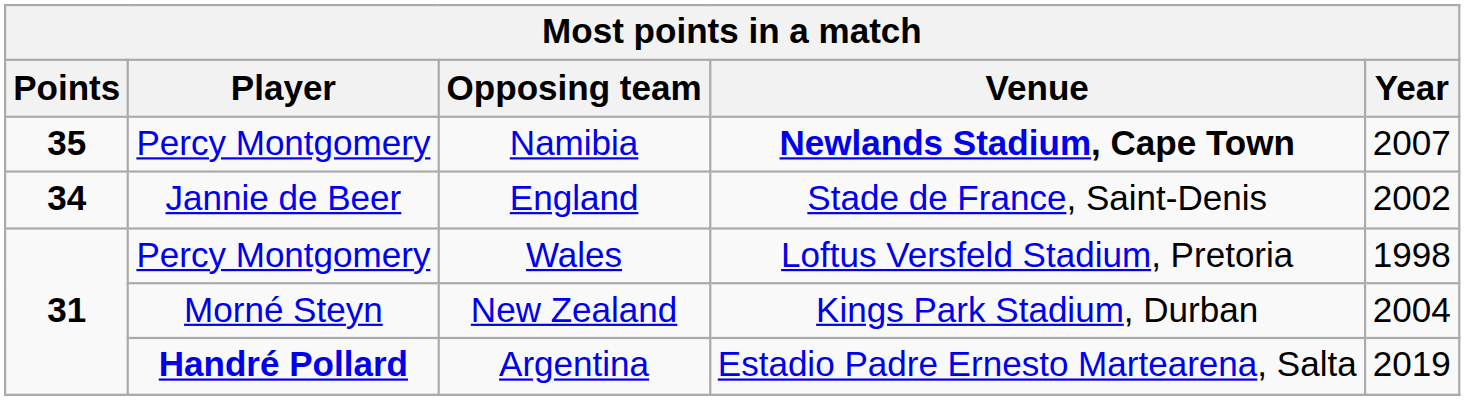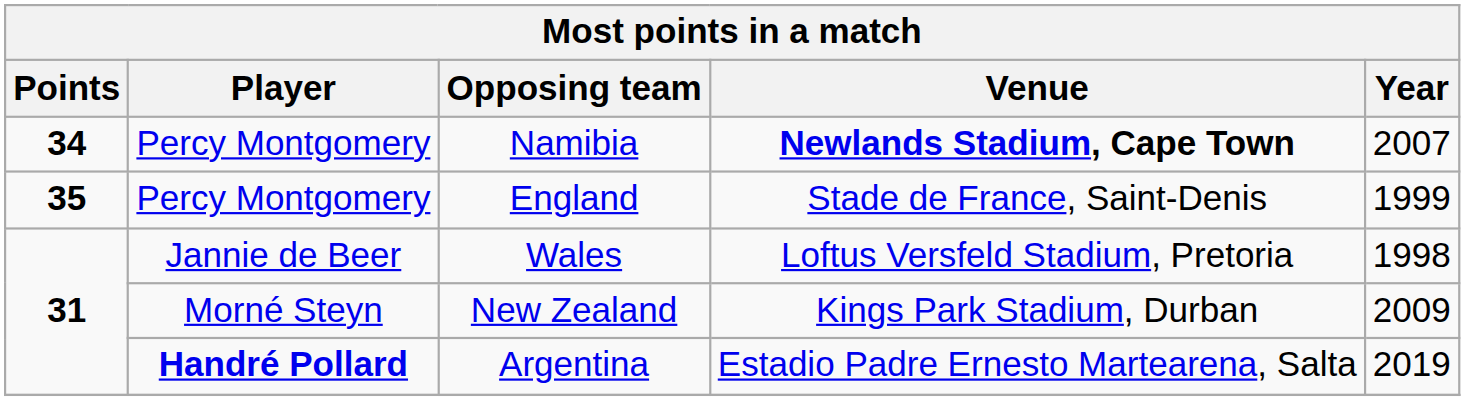(67, 143) 35 -> (67, 143) 34
(67, 198) 34 -> (67, 198) 35
(283, 198) Jannie de Beer -> (283, 198) Percy Montgomery
(1412, 198) 2002 -> (1412, 198) 1999
(283, 254) Percy Montgomery -> (283, 254) Jannie de Beer
(1412, 310) 2004 -> (1412, 310) 2009
